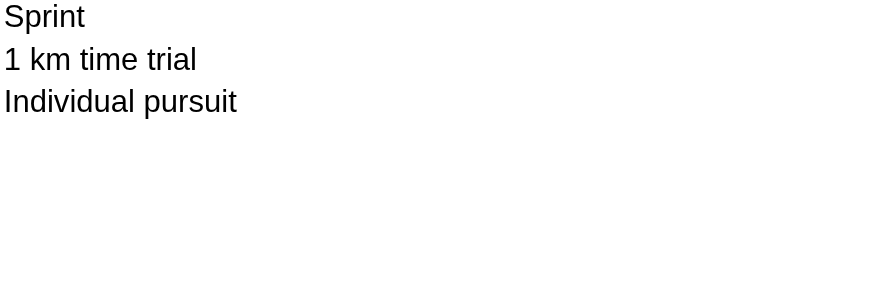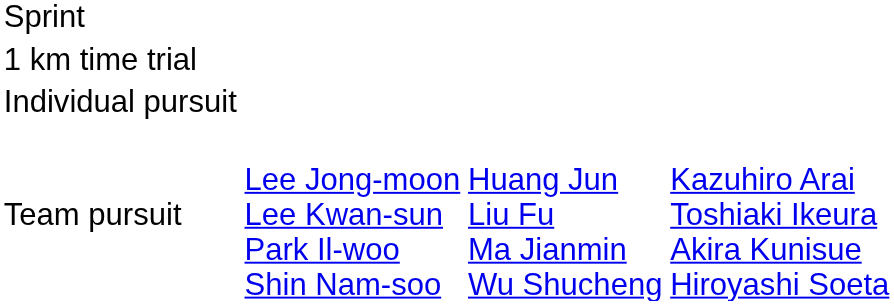+ row: (93, 214)
